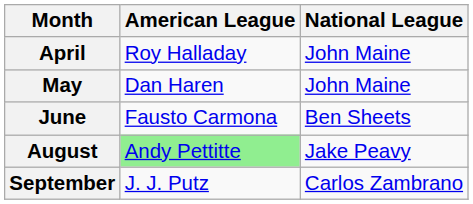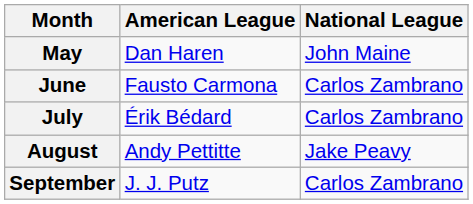- row: (62, 53)
(358, 118) Ben Sheets -> (384, 85) Carlos Zambrano
+ row: (62, 118)
(183, 150) lightgreen background -> (183, 150) no background
